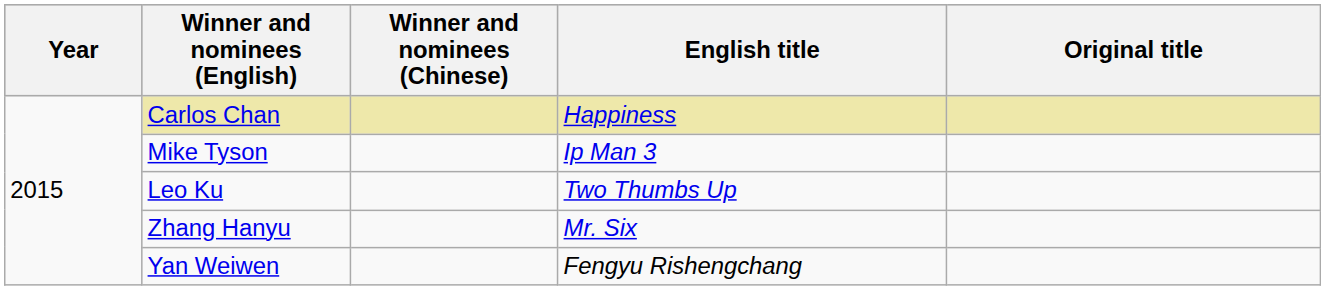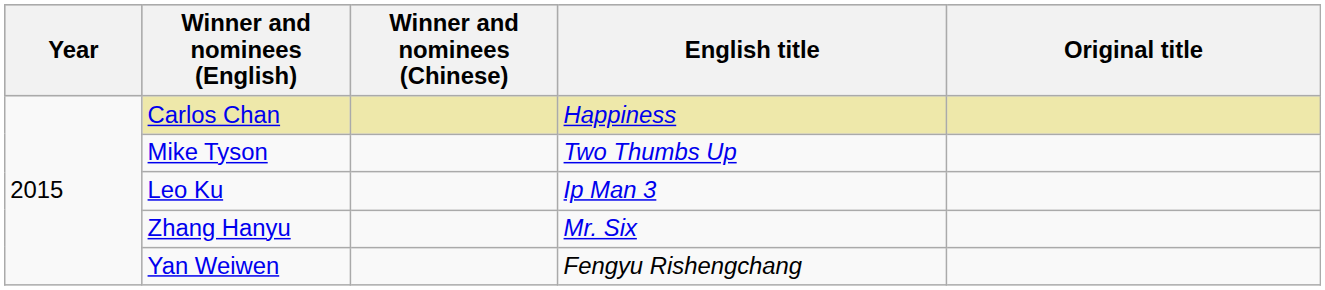(610, 152) Ip Man 3 -> (650, 152) Two Thumbs Up
(650, 190) Two Thumbs Up -> (610, 190) Ip Man 3
